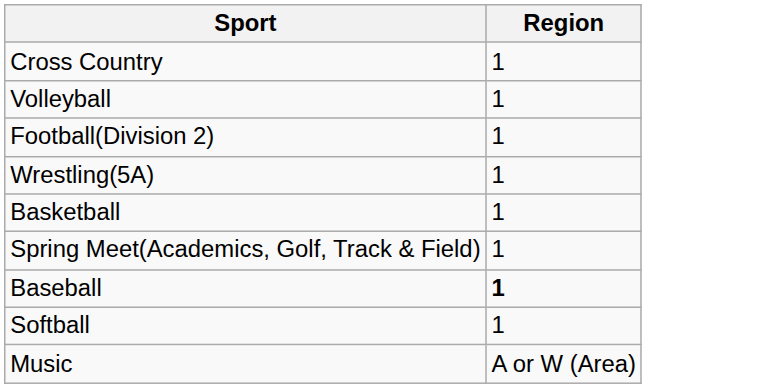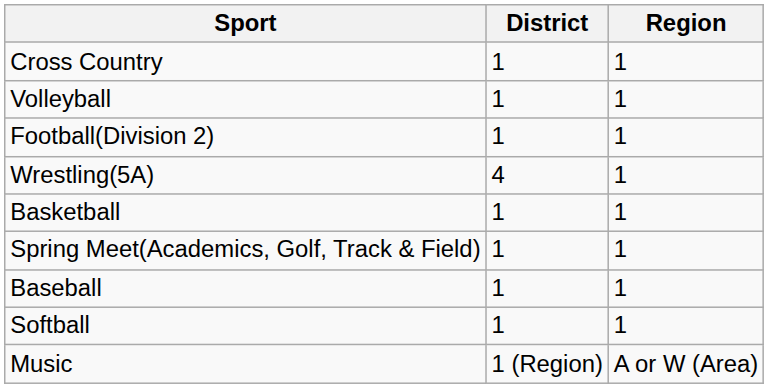+ column: (547, 23)
(498, 288) bold -> (620, 288) normal
